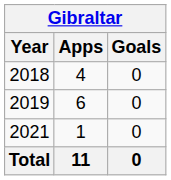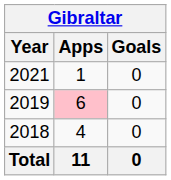rows swapped: (29, 75) <-> (29, 132)
(81, 103) no background -> (81, 103) pink background
